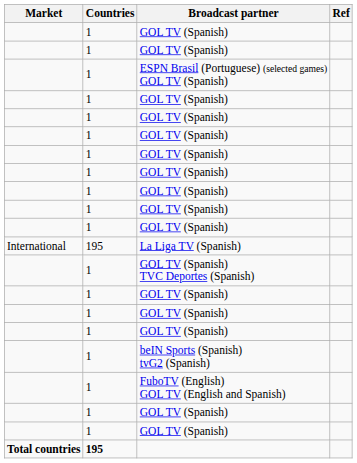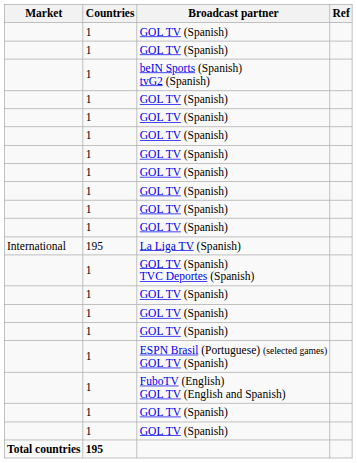rows swapped: (44, 75) <-> (44, 356)
